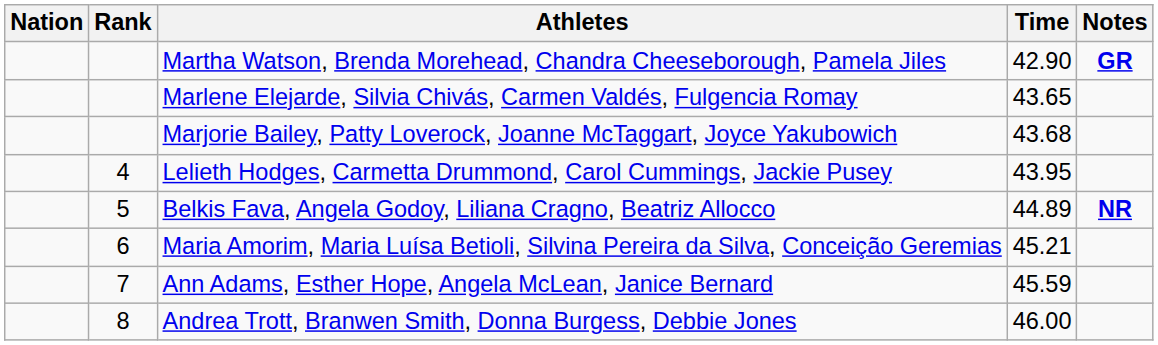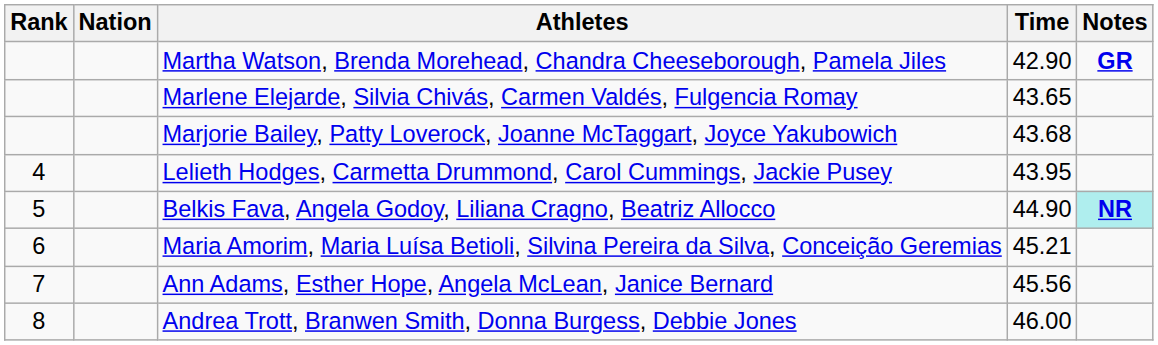columns swapped: (123, 23) <-> (47, 23)
(1042, 209) 44.89 -> (1042, 209) 44.90
(1115, 209) no background -> (1115, 209) paleturquoise background
(1042, 284) 45.59 -> (1042, 284) 45.56
